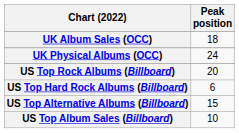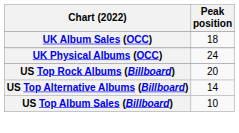- row: (97, 87)
(213, 103) 15 -> (213, 87) 14
